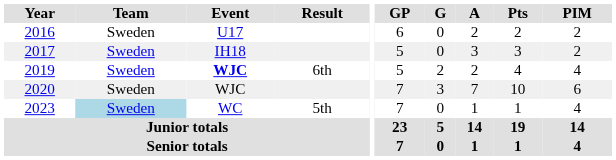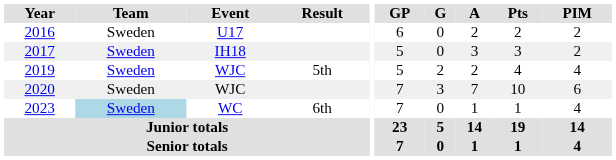(230, 70) bold -> (230, 70) normal
(322, 70) 6th -> (322, 70) 5th
(322, 108) 5th -> (322, 108) 6th
